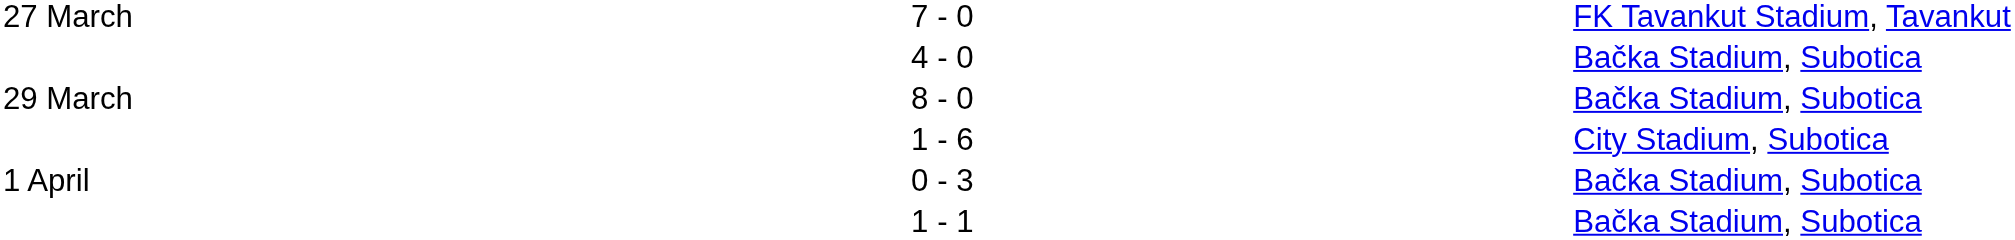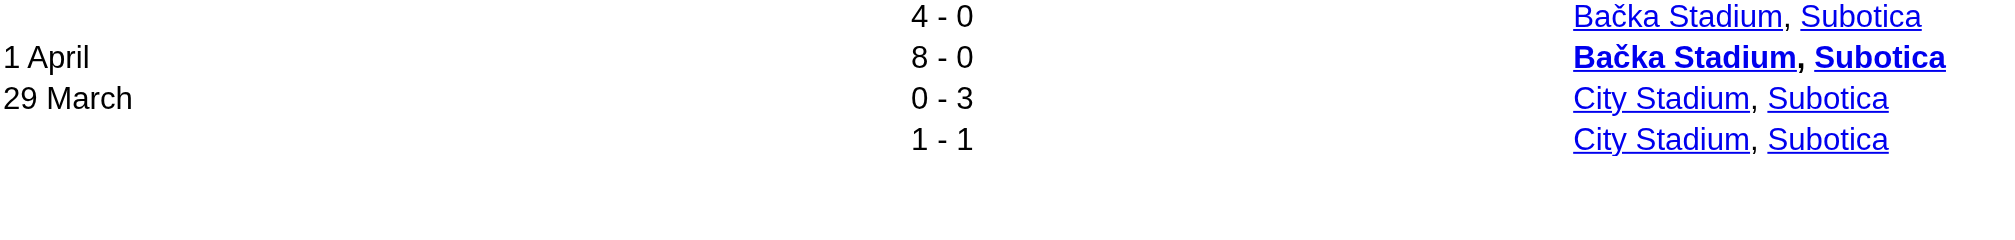- row: (942, 16)
(68, 98) 29 March -> (46, 57) 1 April
(1747, 98) normal -> (1760, 57) bold
- row: (942, 139)
(46, 180) 1 April -> (68, 98) 29 March
(1747, 180) Bačka Stadium, Subotica -> (1731, 98) City Stadium, Subotica
(1747, 221) Bačka Stadium, Subotica -> (1731, 139) City Stadium, Subotica
